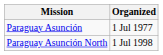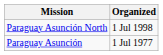rows swapped: (44, 27) <-> (57, 43)
